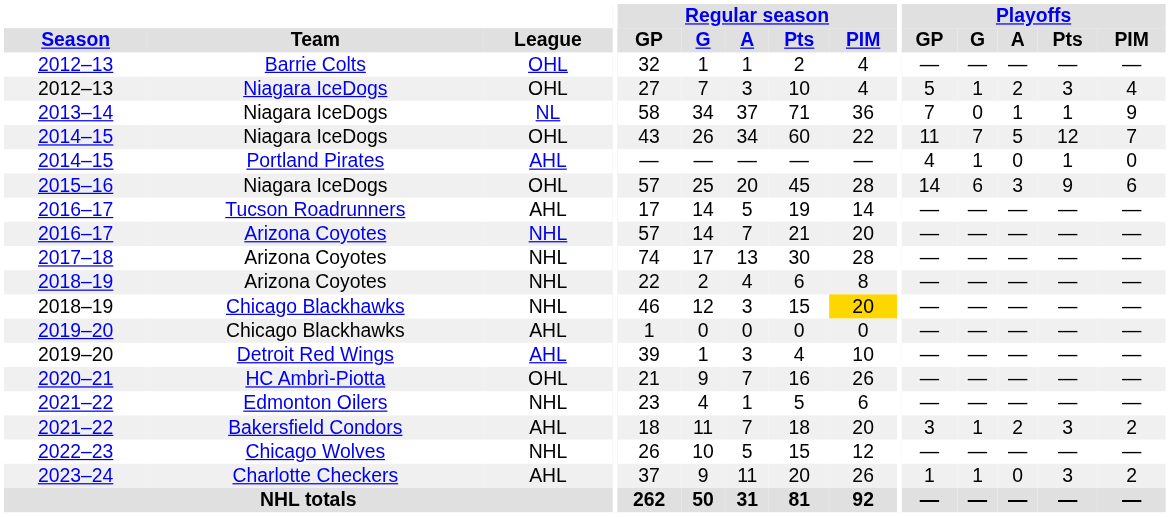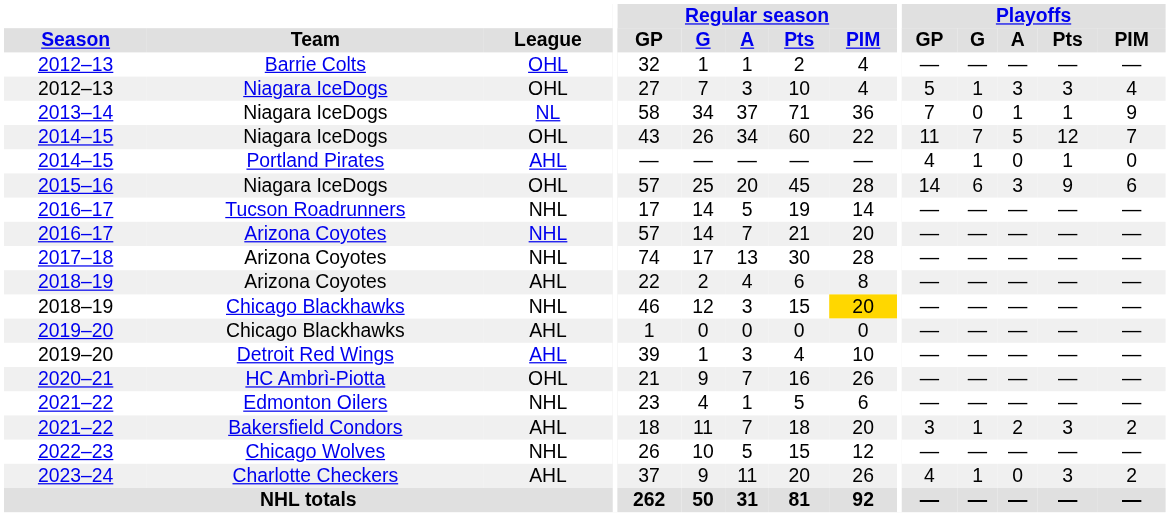(1018, 88) 2 -> (1018, 88) 3
(548, 209) AHL -> (548, 209) NHL
(548, 282) NHL -> (548, 282) AHL
(929, 475) 1 -> (929, 475) 4
